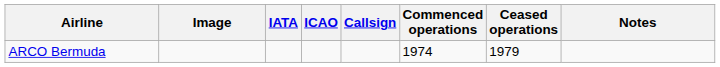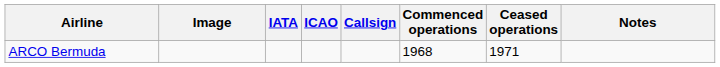(417, 51) 1974 -> (417, 51) 1968
(504, 51) 1979 -> (504, 51) 1971
